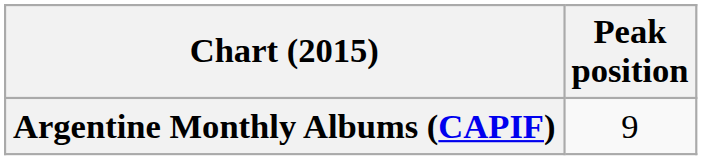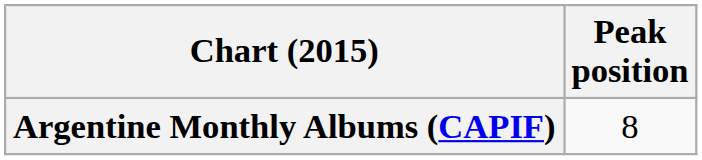(630, 125) 9 -> (630, 125) 8
